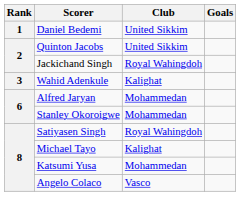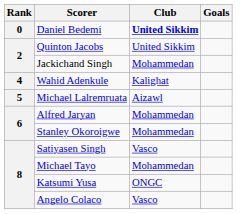(19, 30) 1 -> (19, 30) 0
(156, 30) normal -> (165, 30) bold
(163, 64) Royal Wahingdoh -> (163, 64) Mohammedan
(19, 81) 3 -> (19, 81) 4
+ row: (82, 98)
(163, 132) Royal Wahingdoh -> (145, 149) Vasco
(143, 149) Kalighat -> (163, 166) Mohammedan
(156, 166) Mohammedan -> (147, 183) ONGC
